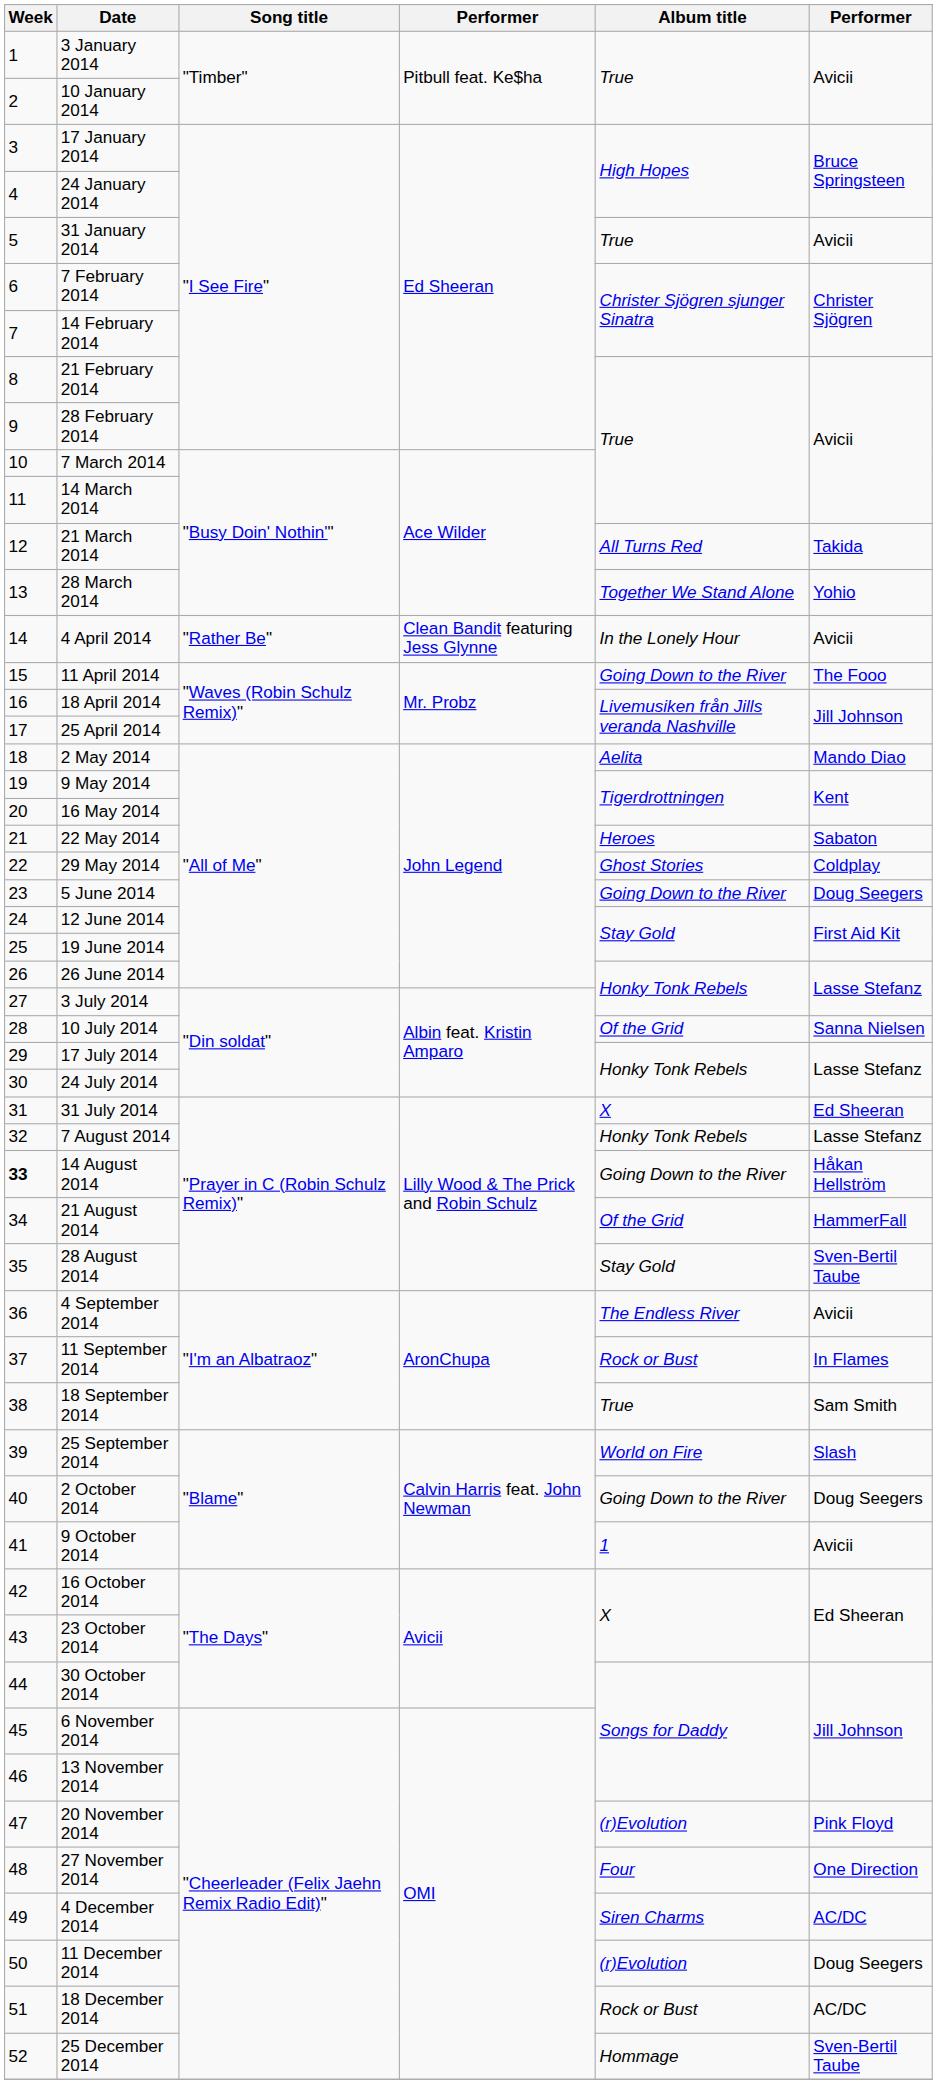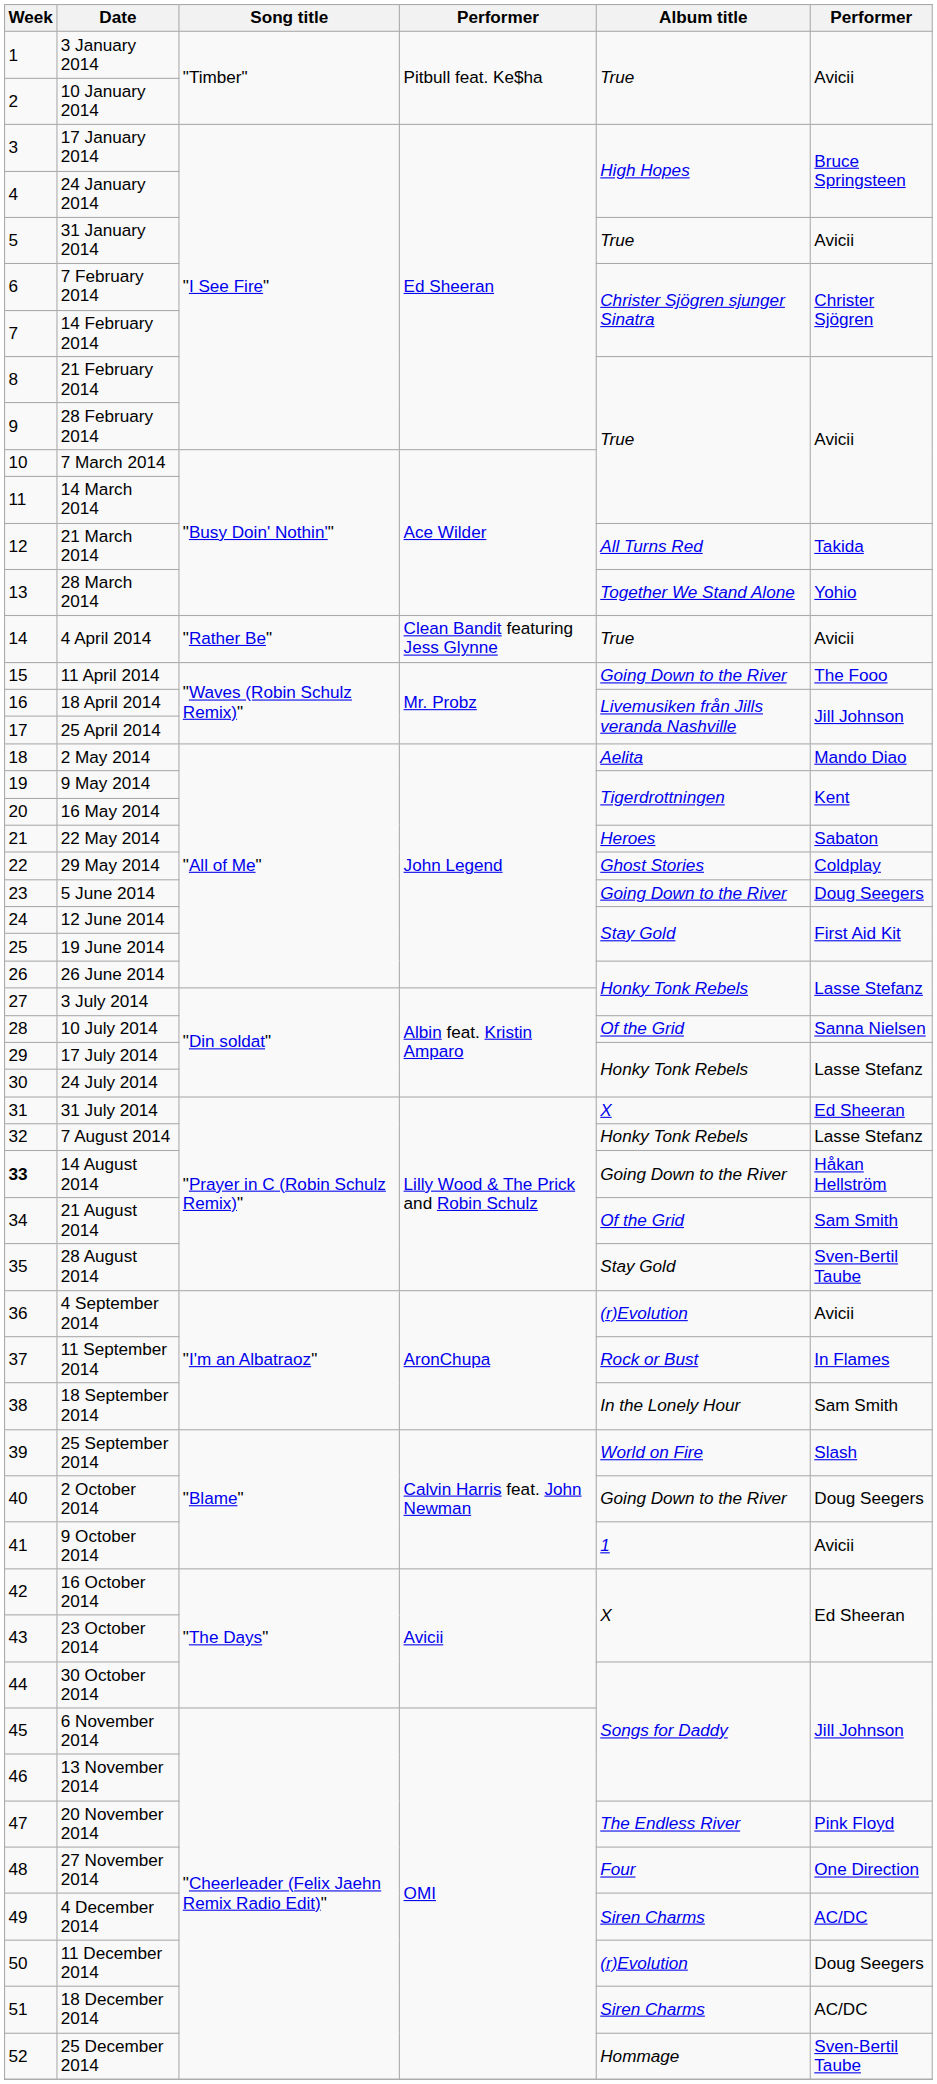(669, 638) In the Lonely Hour -> (617, 638) True
(860, 1220) HammerFall -> (856, 1220) Sam Smith
(669, 1313) The Endless River -> (644, 1313) (r)Evolution
(616, 1406) True -> (670, 1406) In the Lonely Hour
(643, 1823) (r)Evolution -> (670, 1823) The Endless River
(649, 2009) Rock or Bust -> (653, 2009) Siren Charms
